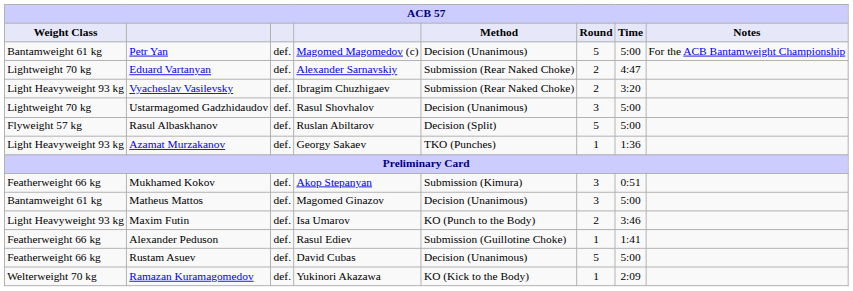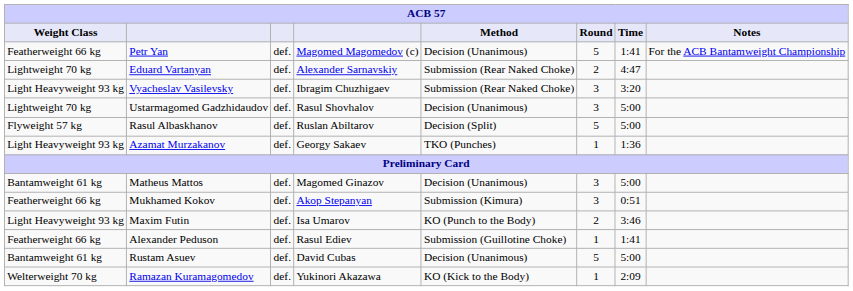(55, 51) Bantamweight 61 kg -> (54, 51) Featherweight 66 kg
(631, 51) 5:00 -> (631, 51) 1:41
(596, 88) 2 -> (596, 88) 3
rows swapped: (166, 201) <-> (172, 182)
(54, 257) Featherweight 66 kg -> (55, 257) Bantamweight 61 kg
